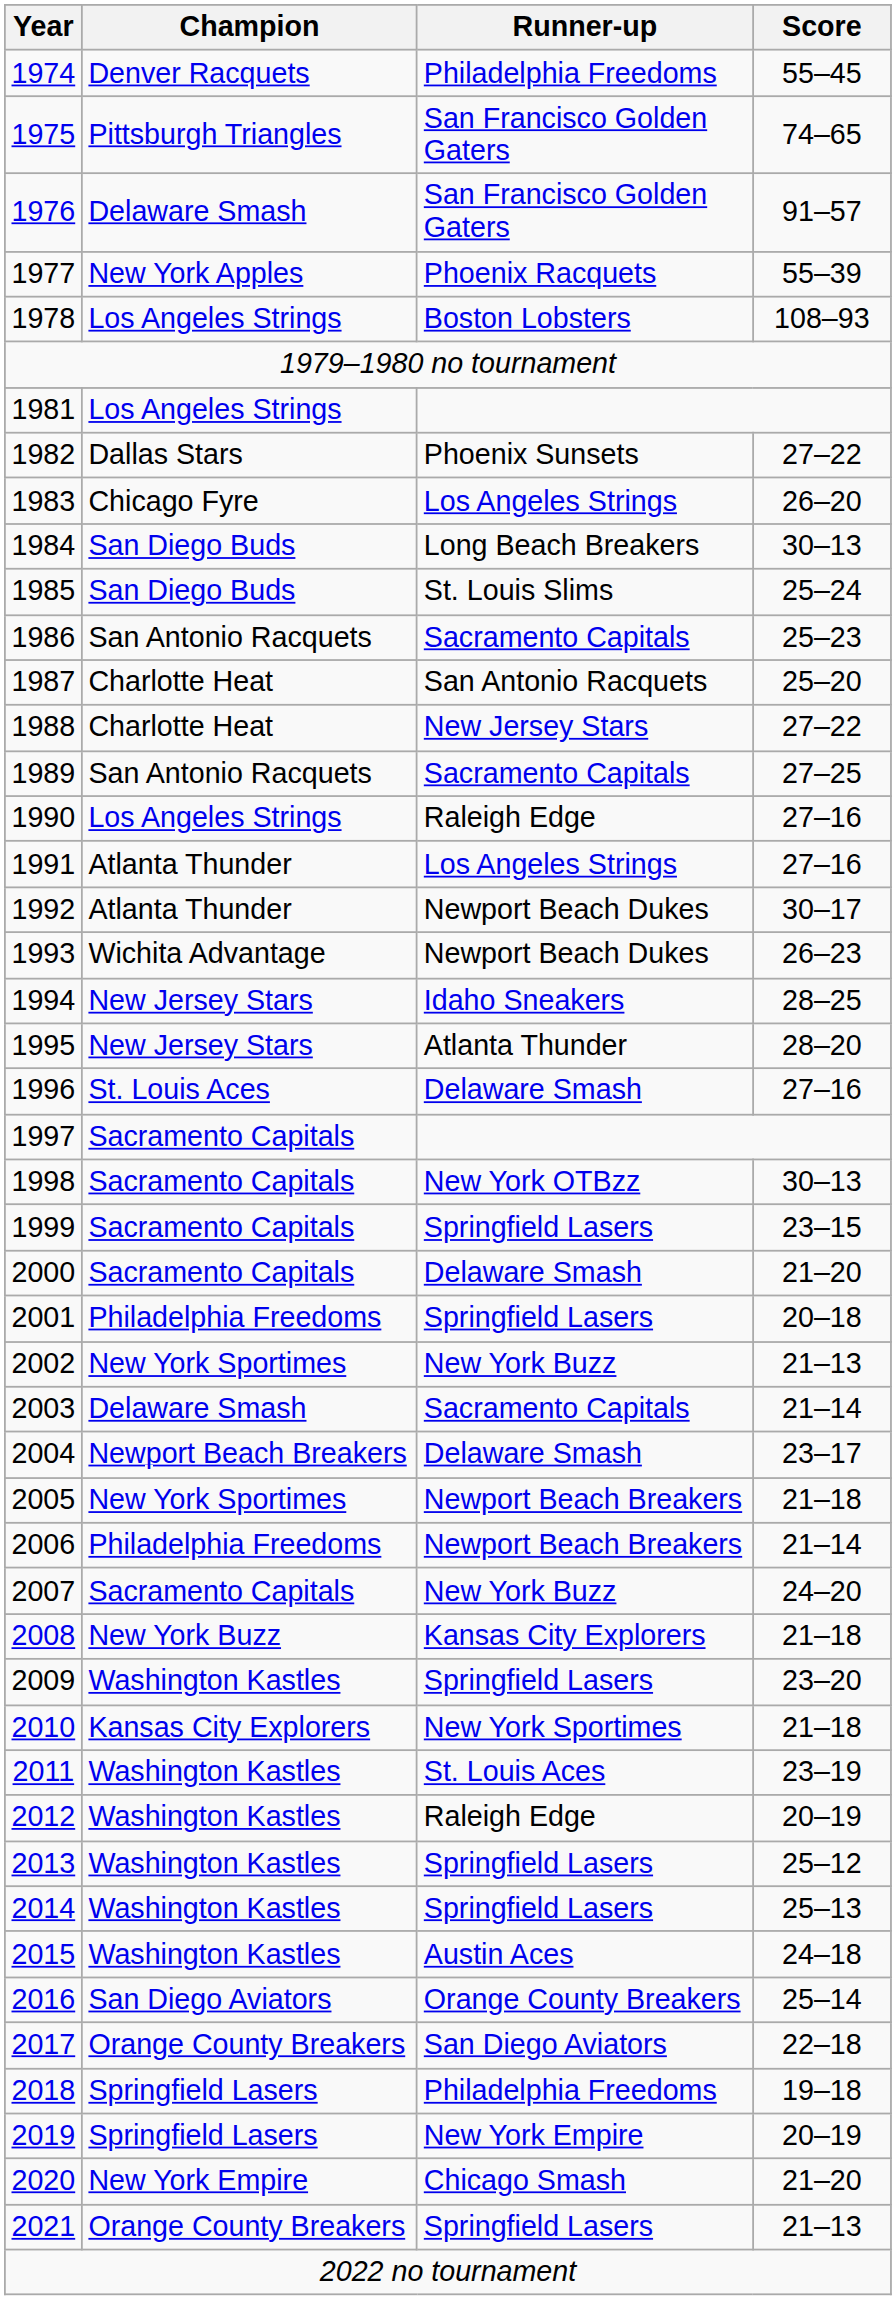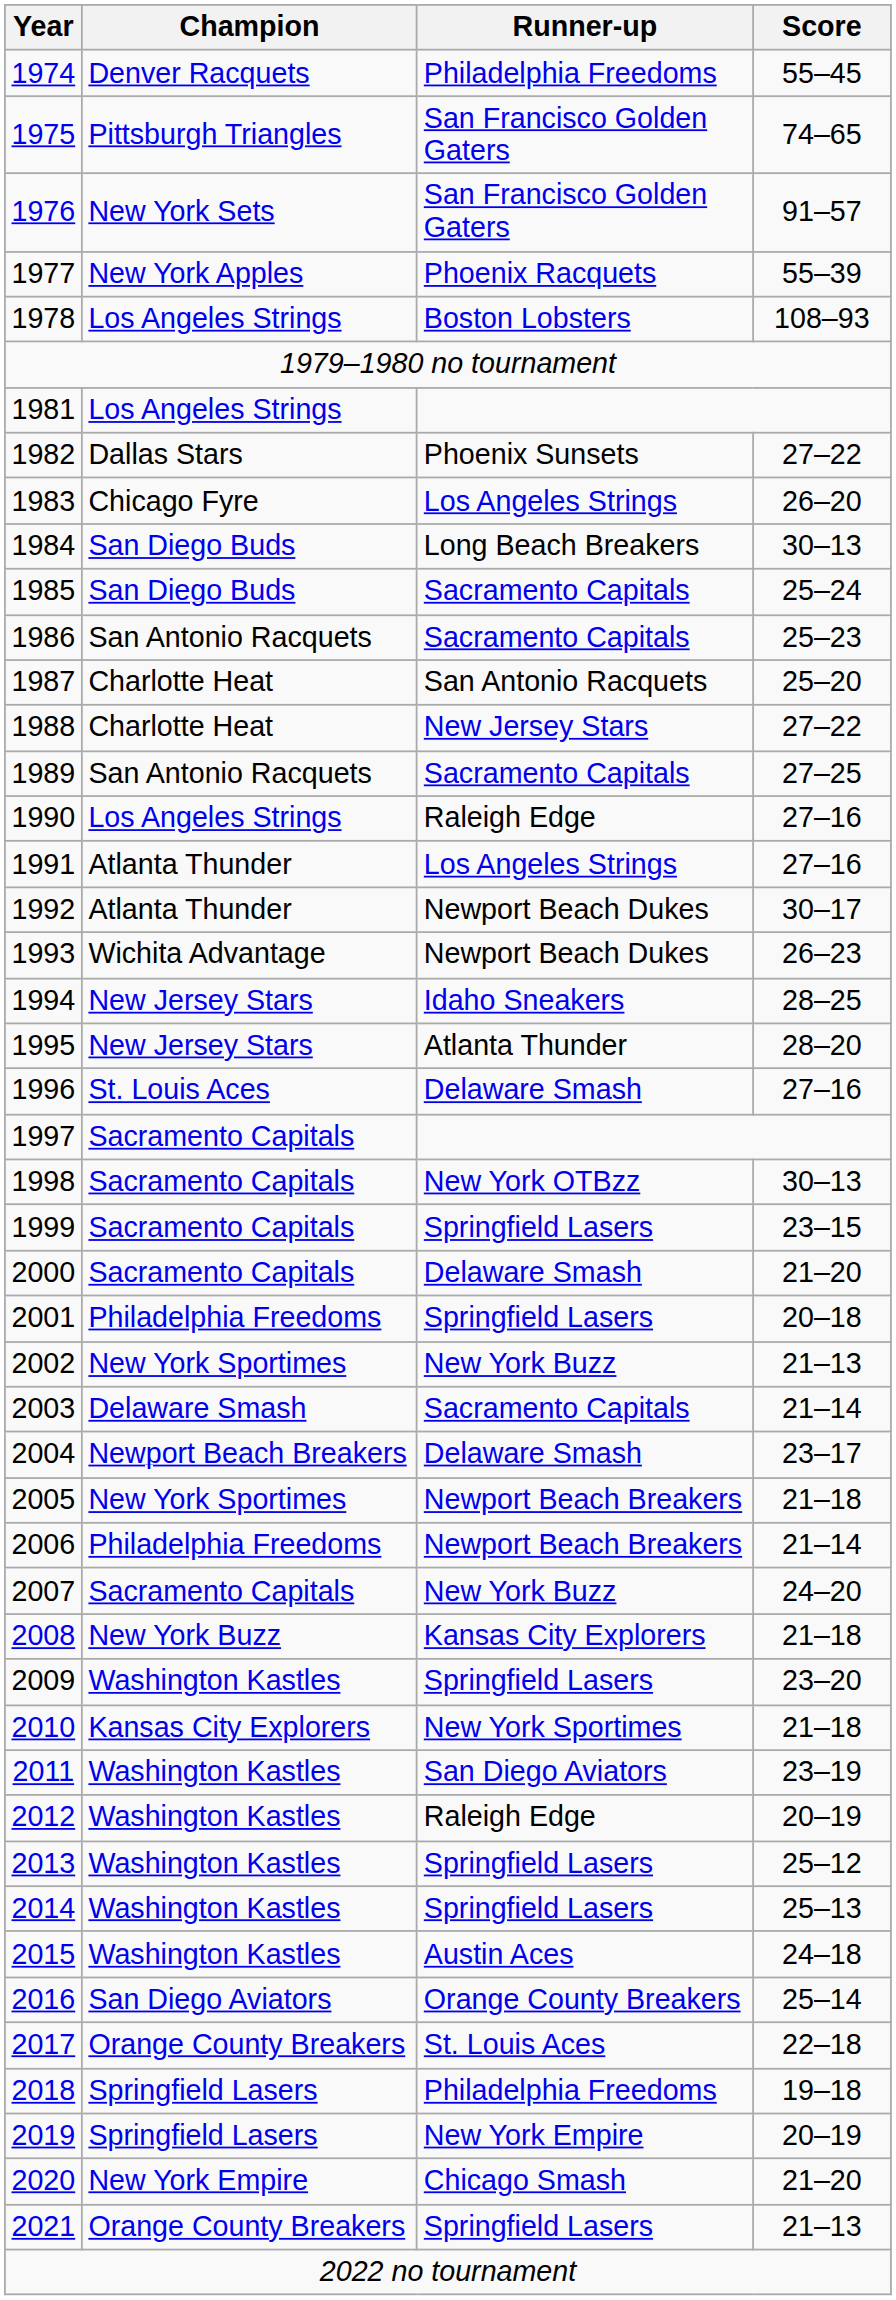(197, 211) Delaware Smash -> (182, 211) New York Sets
(519, 591) St. Louis Slims -> (557, 591) Sacramento Capitals
(515, 1772) St. Louis Aces -> (545, 1772) San Diego Aviators
(545, 2044) San Diego Aviators -> (515, 2044) St. Louis Aces
